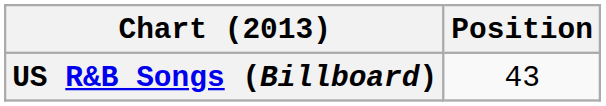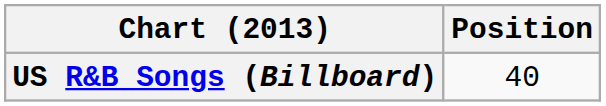(522, 77) 43 -> (522, 77) 40
